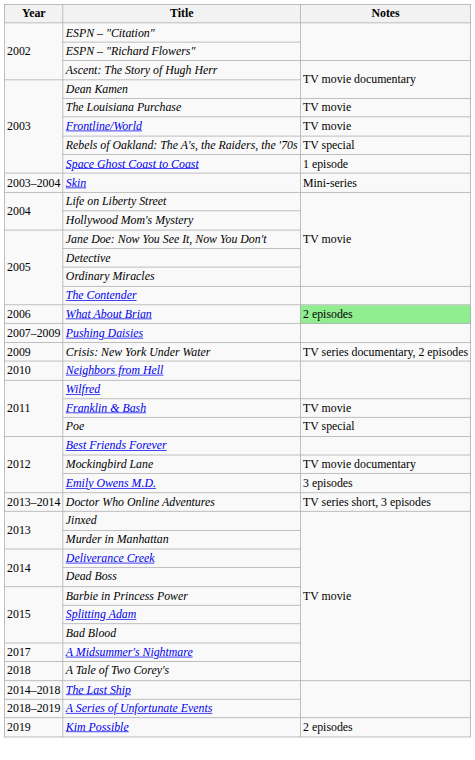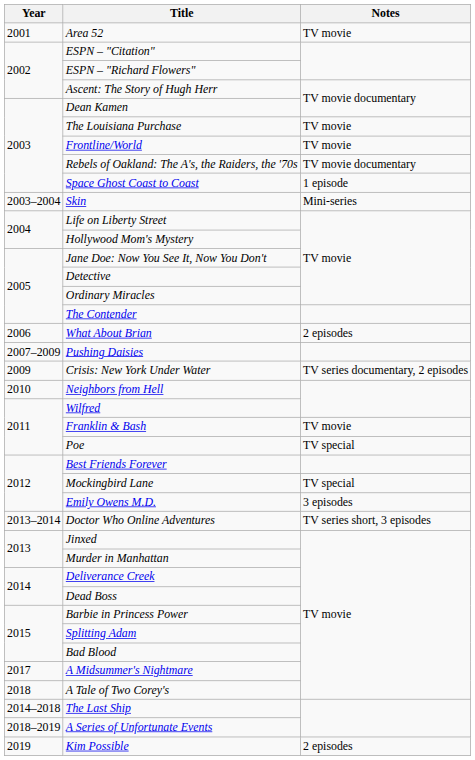+ row: (85, 32)
(329, 145) TV special -> (359, 164) TV movie documentary
(328, 314) lightgreen background -> (328, 333) no background
(359, 464) TV movie documentary -> (329, 483) TV special
